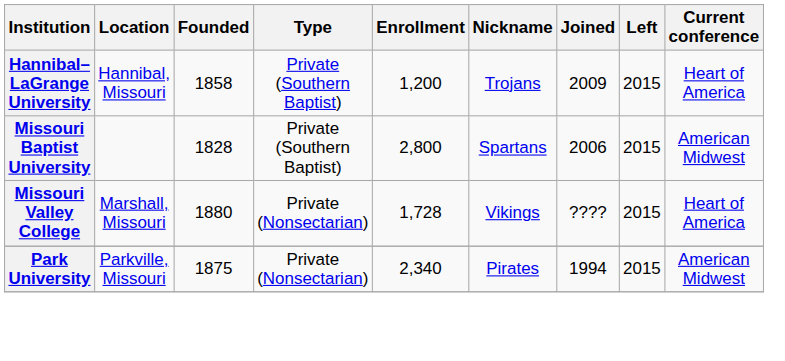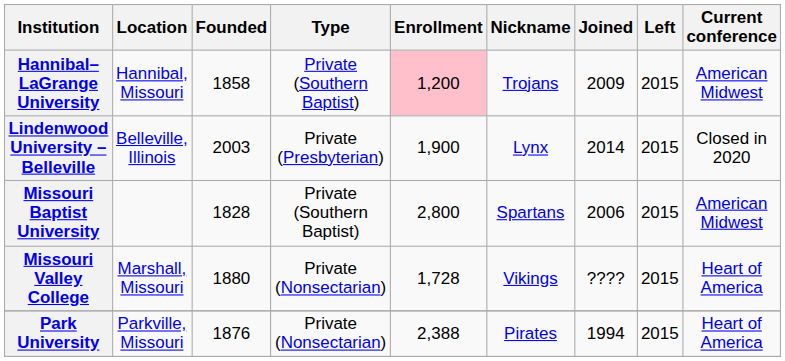(421, 83) no background -> (438, 83) pink background
(714, 83) Heart of America -> (732, 83) American Midwest
+ row: (58, 148)
(214, 268) 1875 -> (231, 333) 1876
(421, 268) 2,340 -> (438, 333) 2,388
(714, 268) American Midwest -> (732, 333) Heart of America
